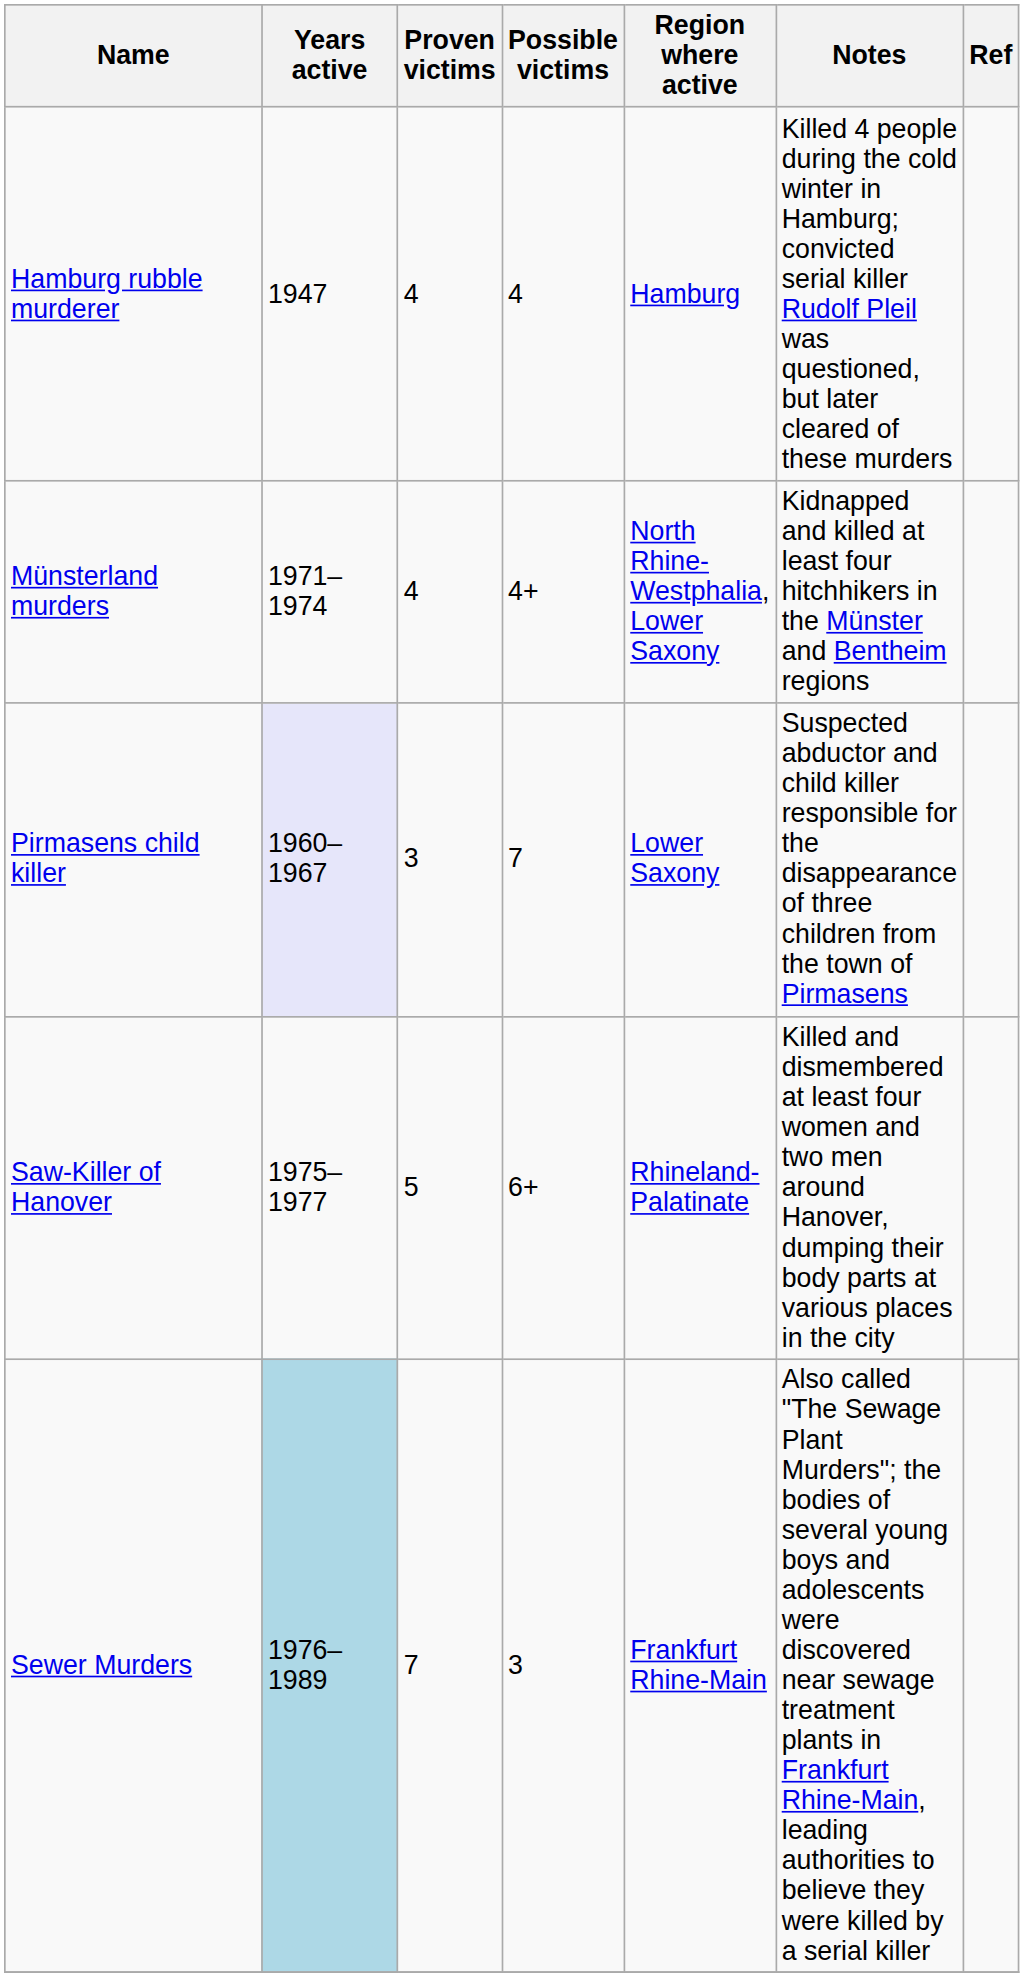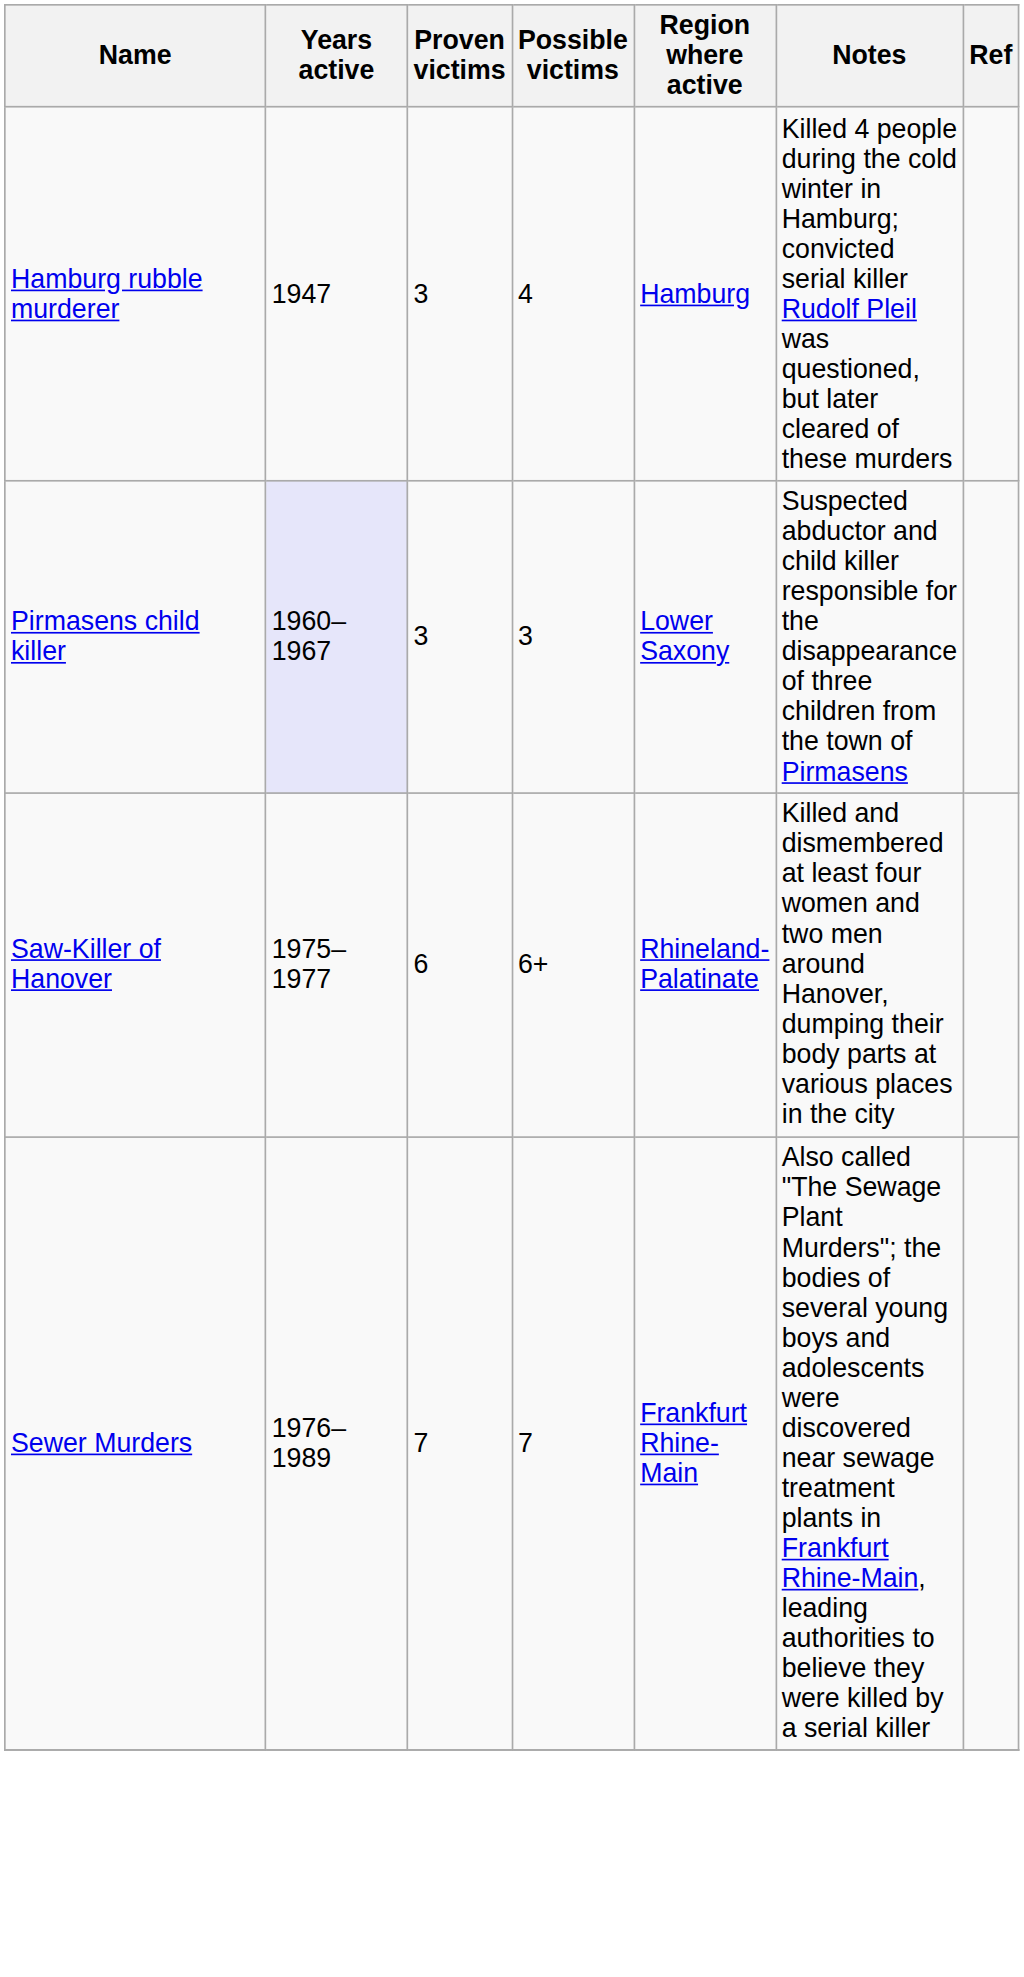(411, 293) 4 -> (421, 293) 3
- row: (85, 591)
(515, 859) 7 -> (525, 636) 3
(411, 1187) 5 -> (421, 964) 6
(305, 1665) lightblue background -> (309, 1442) no background
(515, 1665) 3 -> (525, 1442) 7
